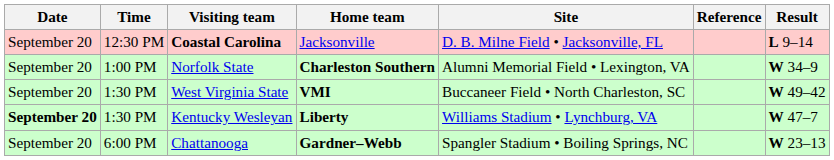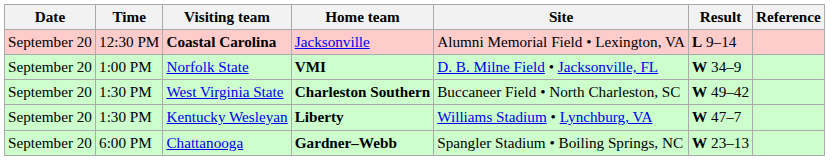columns swapped: (797, 17) <-> (729, 17)
(552, 42) D. B. Milne Field • Jacksonville, FL -> (561, 42) Alumni Memorial Field • Lexington, VA
(367, 67) Charleston Southern -> (310, 67) VMI
(566, 67) Alumni Memorial Field • Lexington, VA -> (548, 67) D. B. Milne Field • Jacksonville, FL
(315, 92) VMI -> (362, 92) Charleston Southern
(52, 117) bold -> (50, 117) normal
